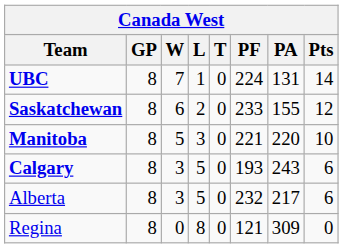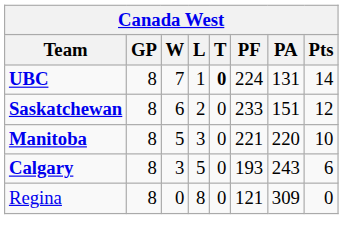(222, 79) normal -> (222, 79) bold
(286, 109) 155 -> (286, 109) 151
- row: (37, 198)
